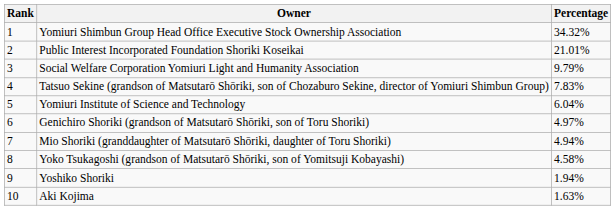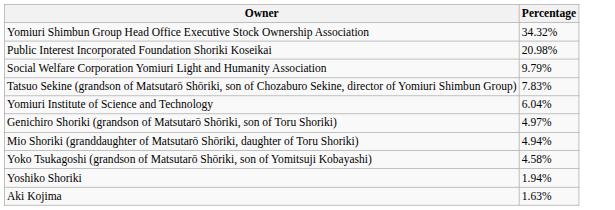- column: (20, 13)
(572, 50) 21.01% -> (540, 50) 20.98%
